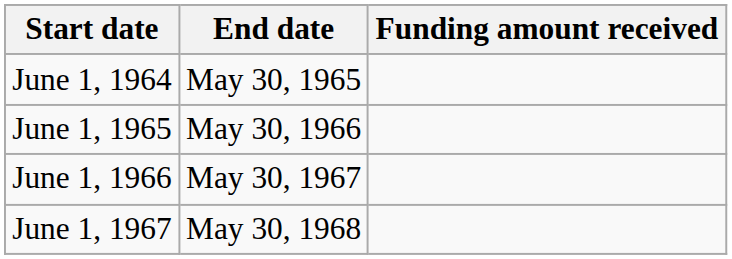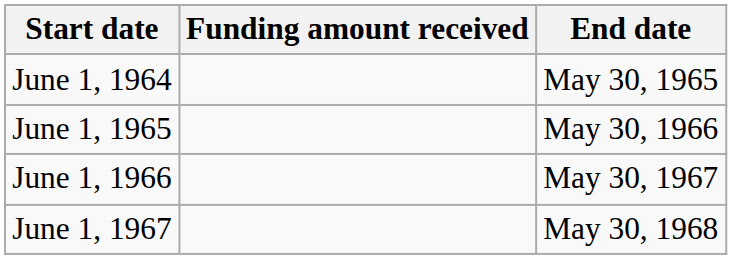columns swapped: (274, 29) <-> (547, 29)
